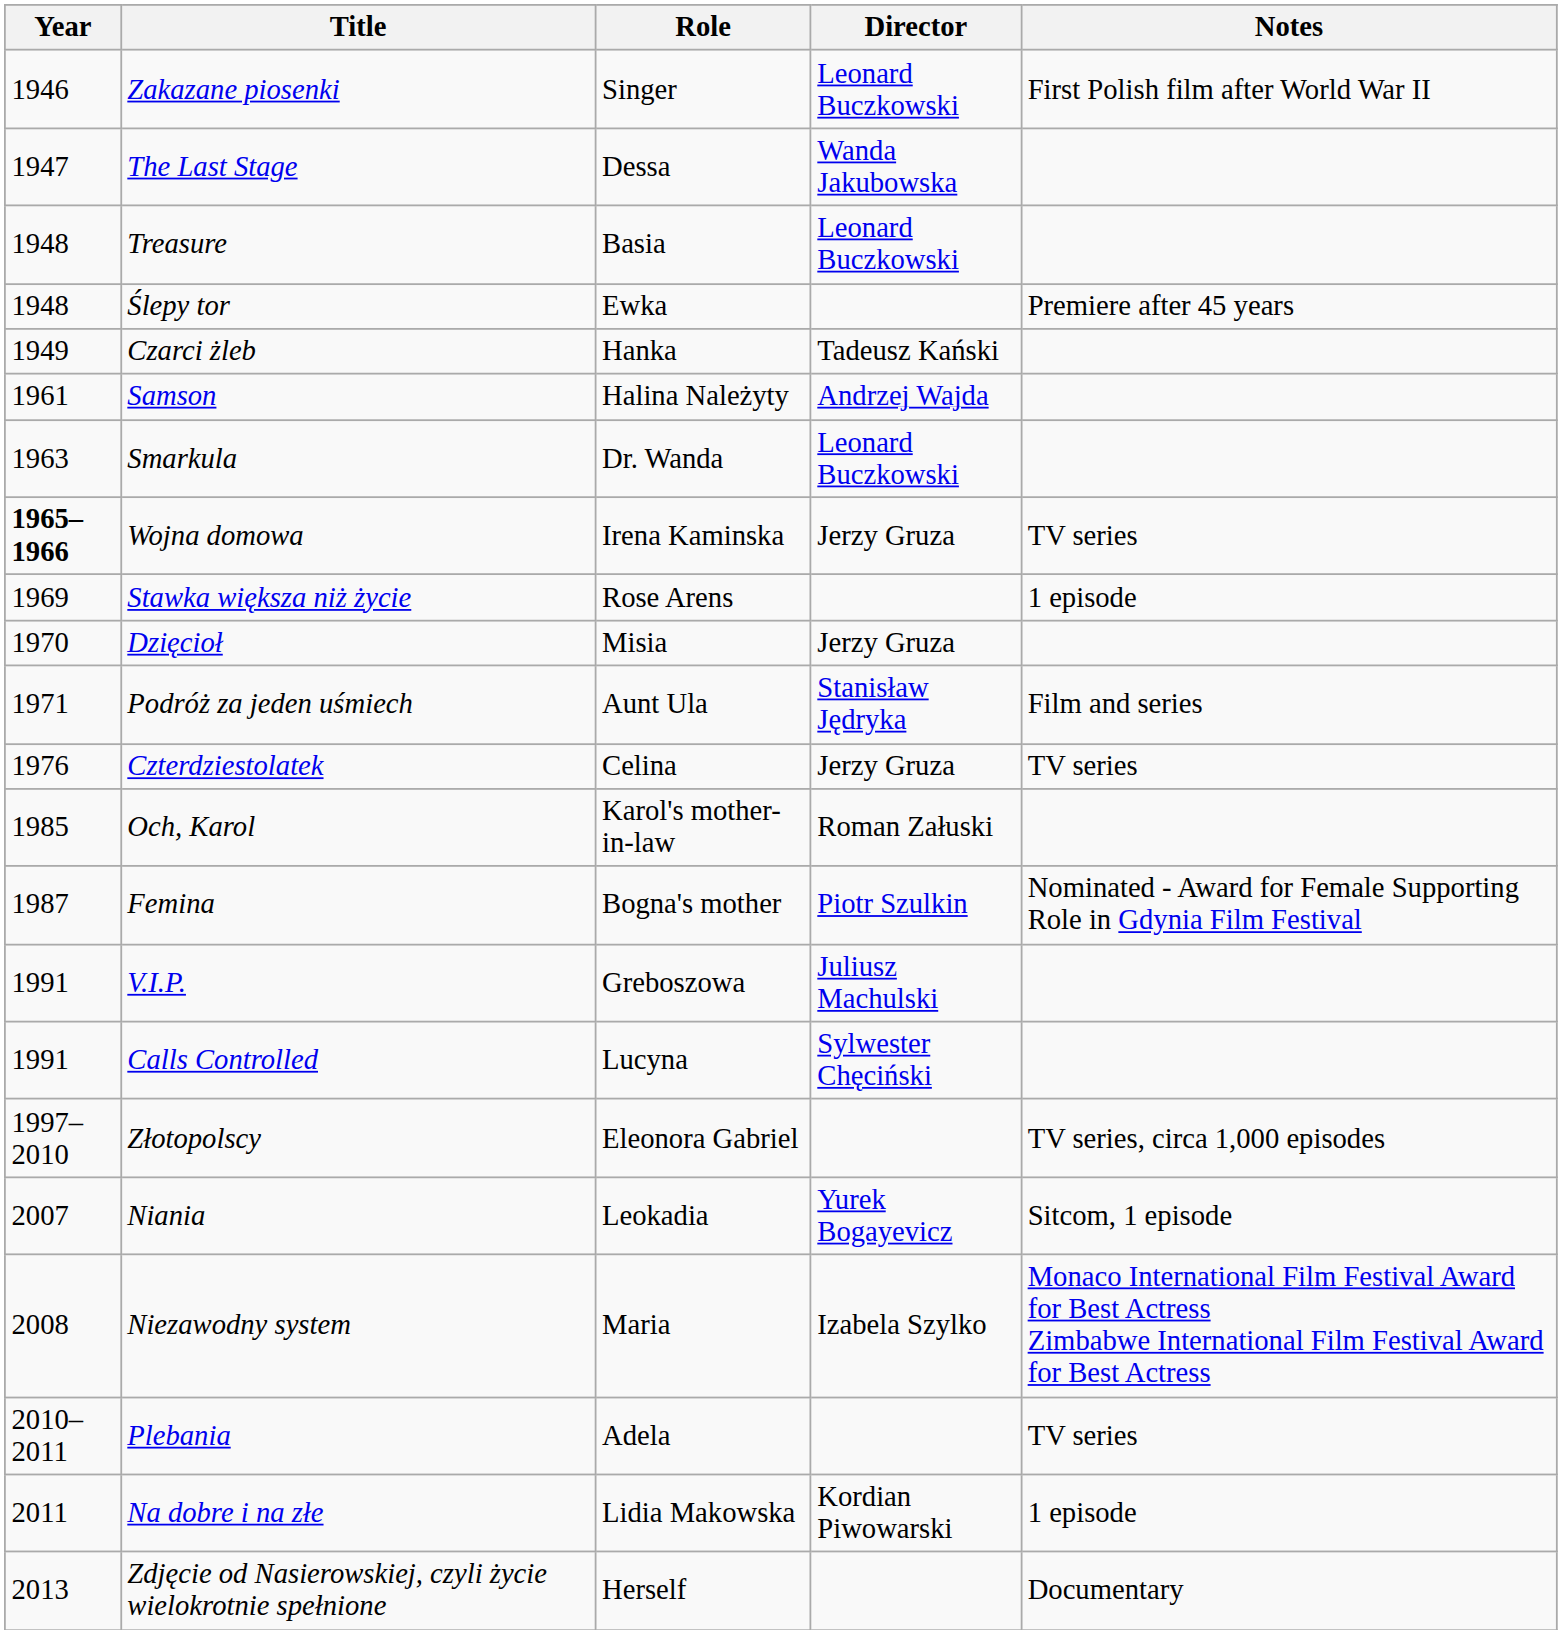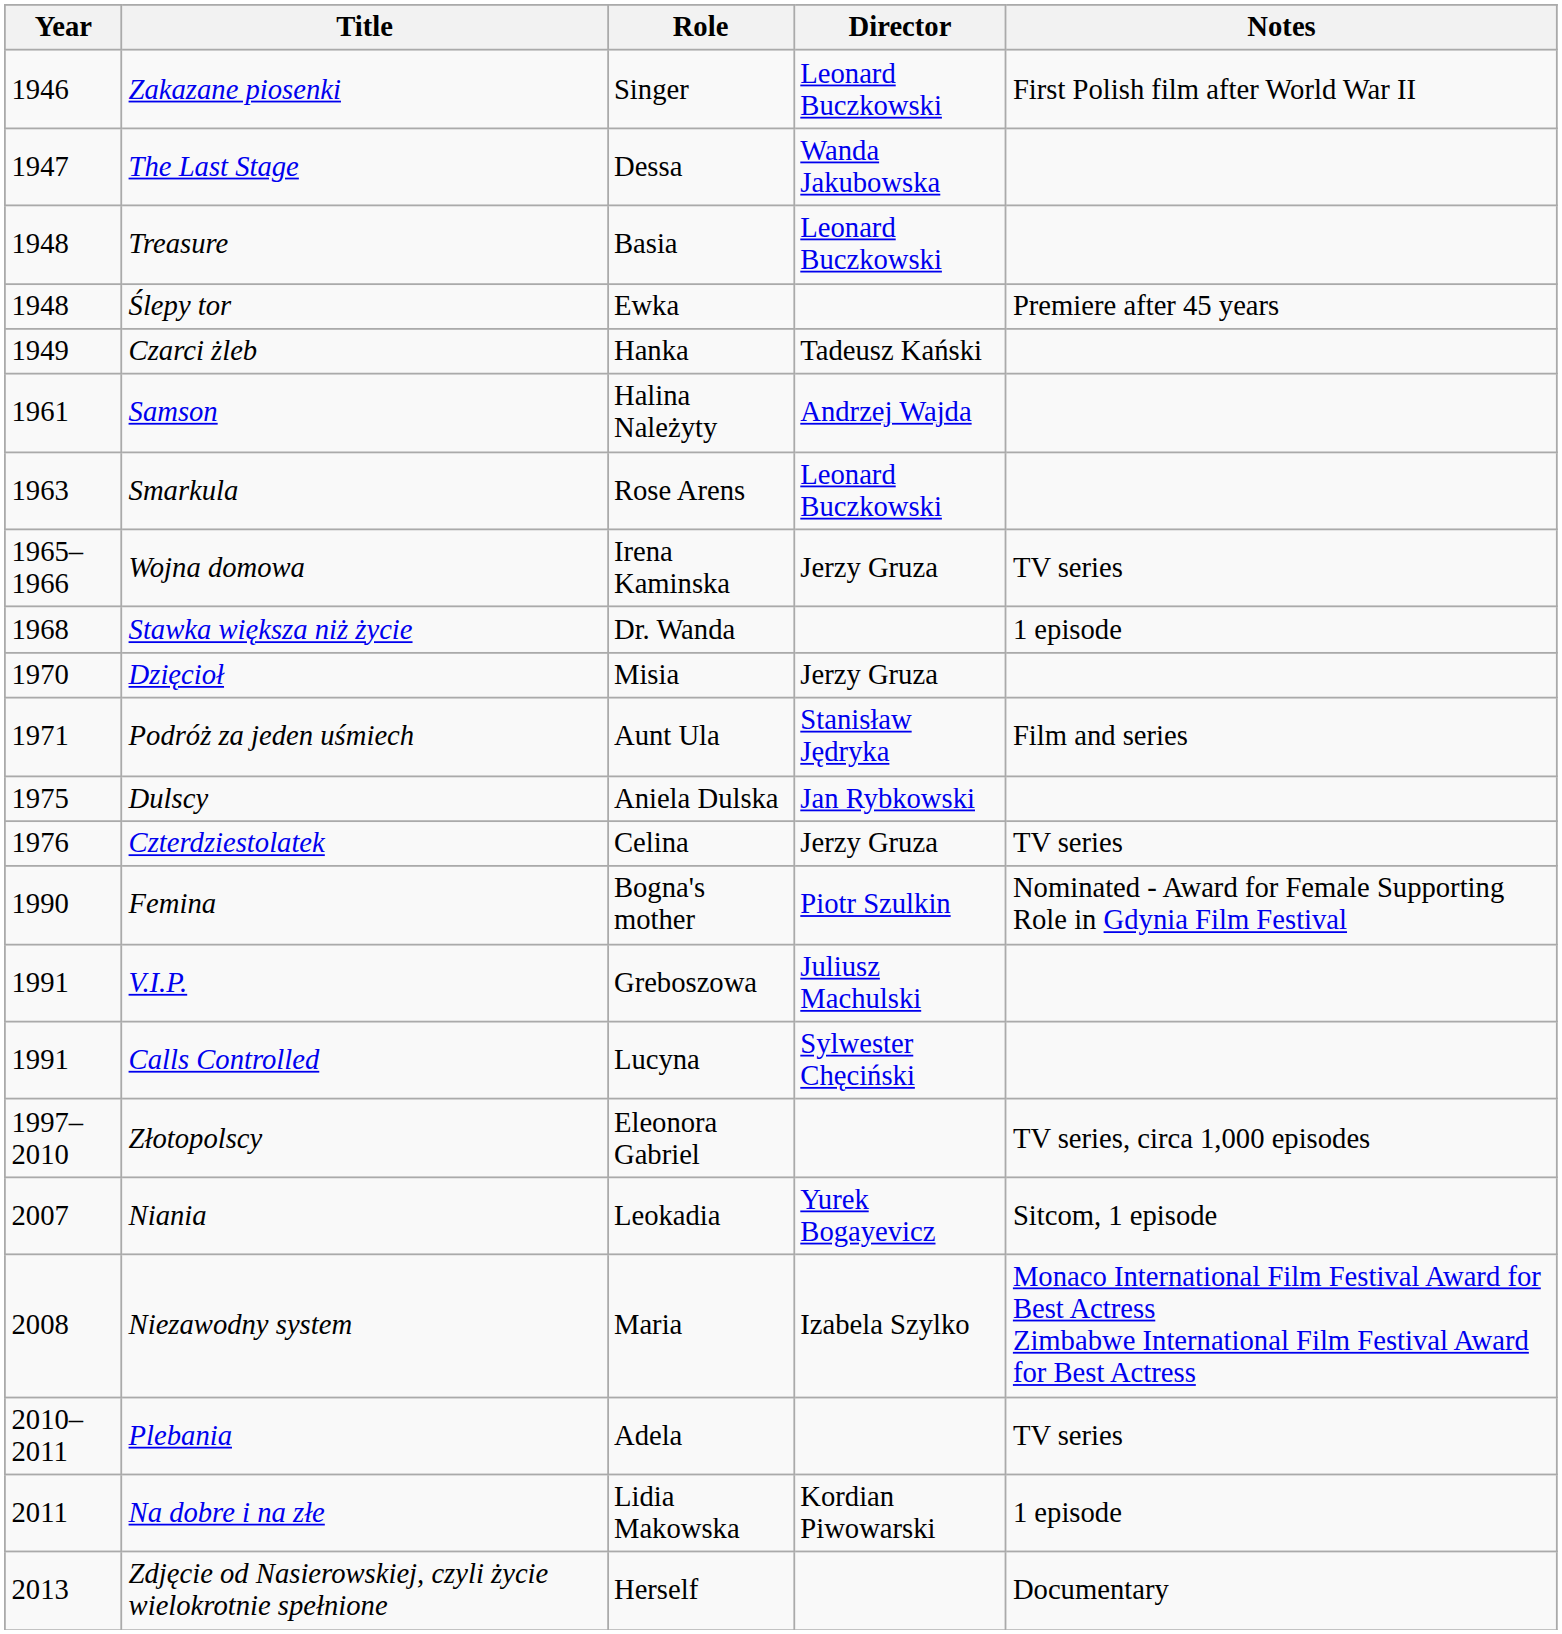(663, 457) Dr. Wanda -> (680, 490) Rose Arens
(47, 535) bold -> (47, 567) normal
(40, 597) 1969 -> (40, 629) 1968
(668, 597) Rose Arens -> (675, 629) Dr. Wanda
+ row: (168, 797)
- row: (191, 827)
(40, 904) 1987 -> (40, 904) 1990
